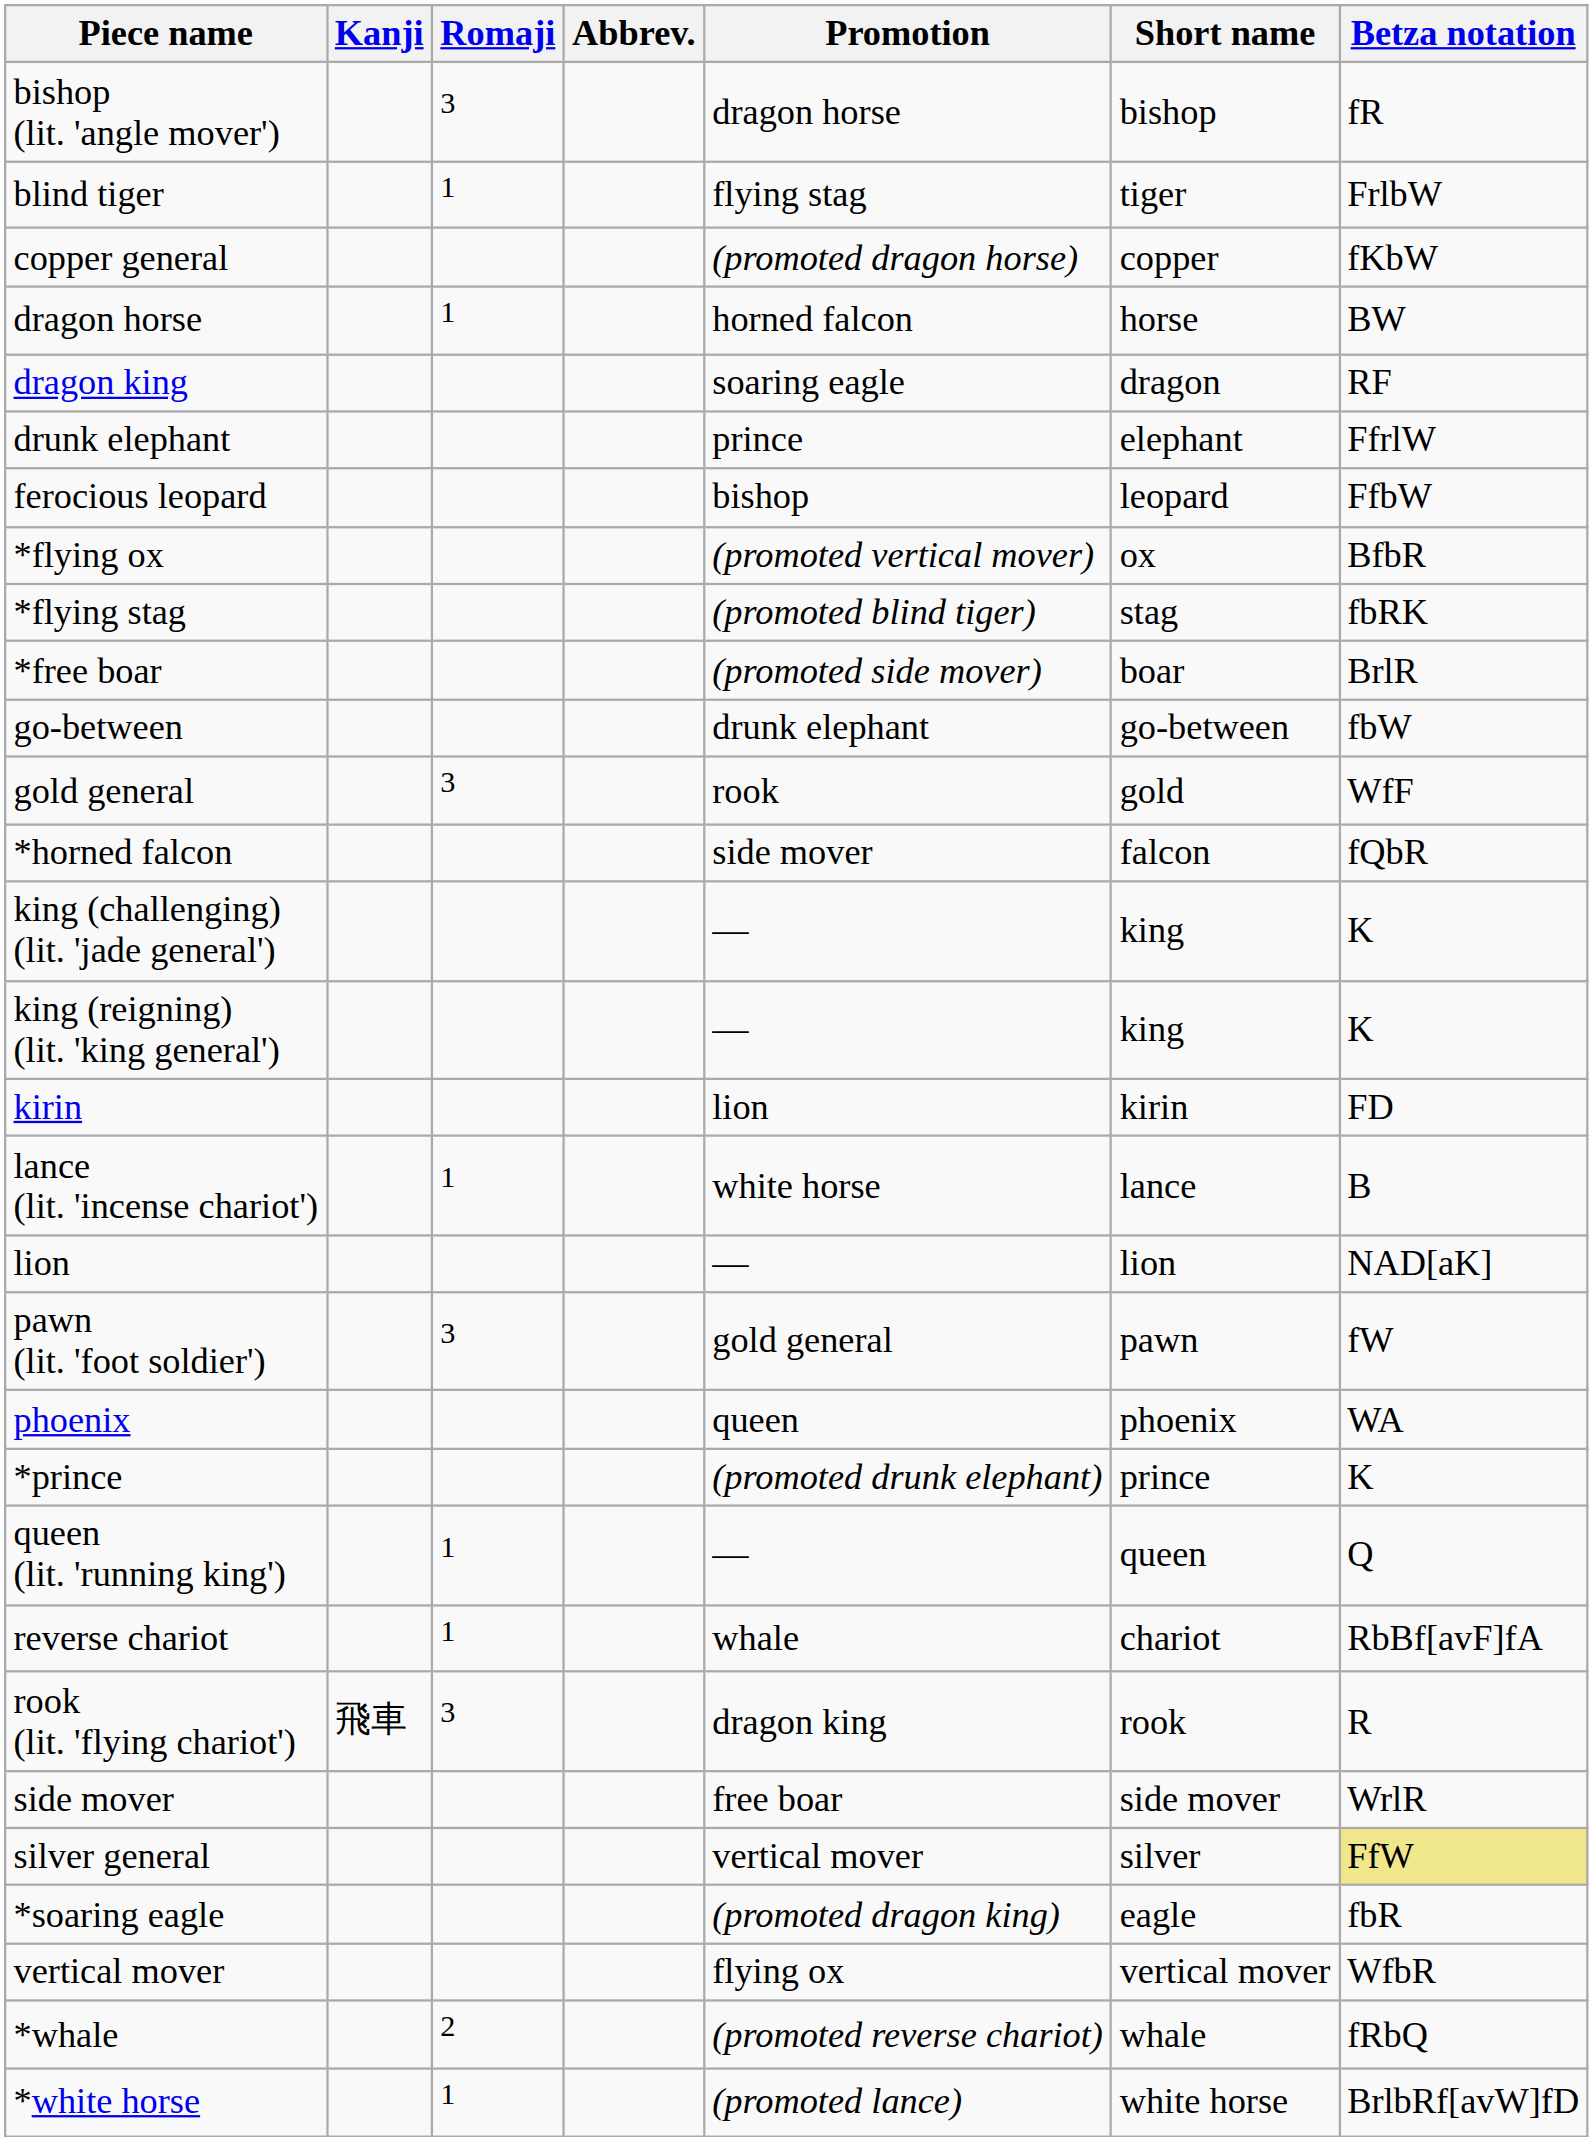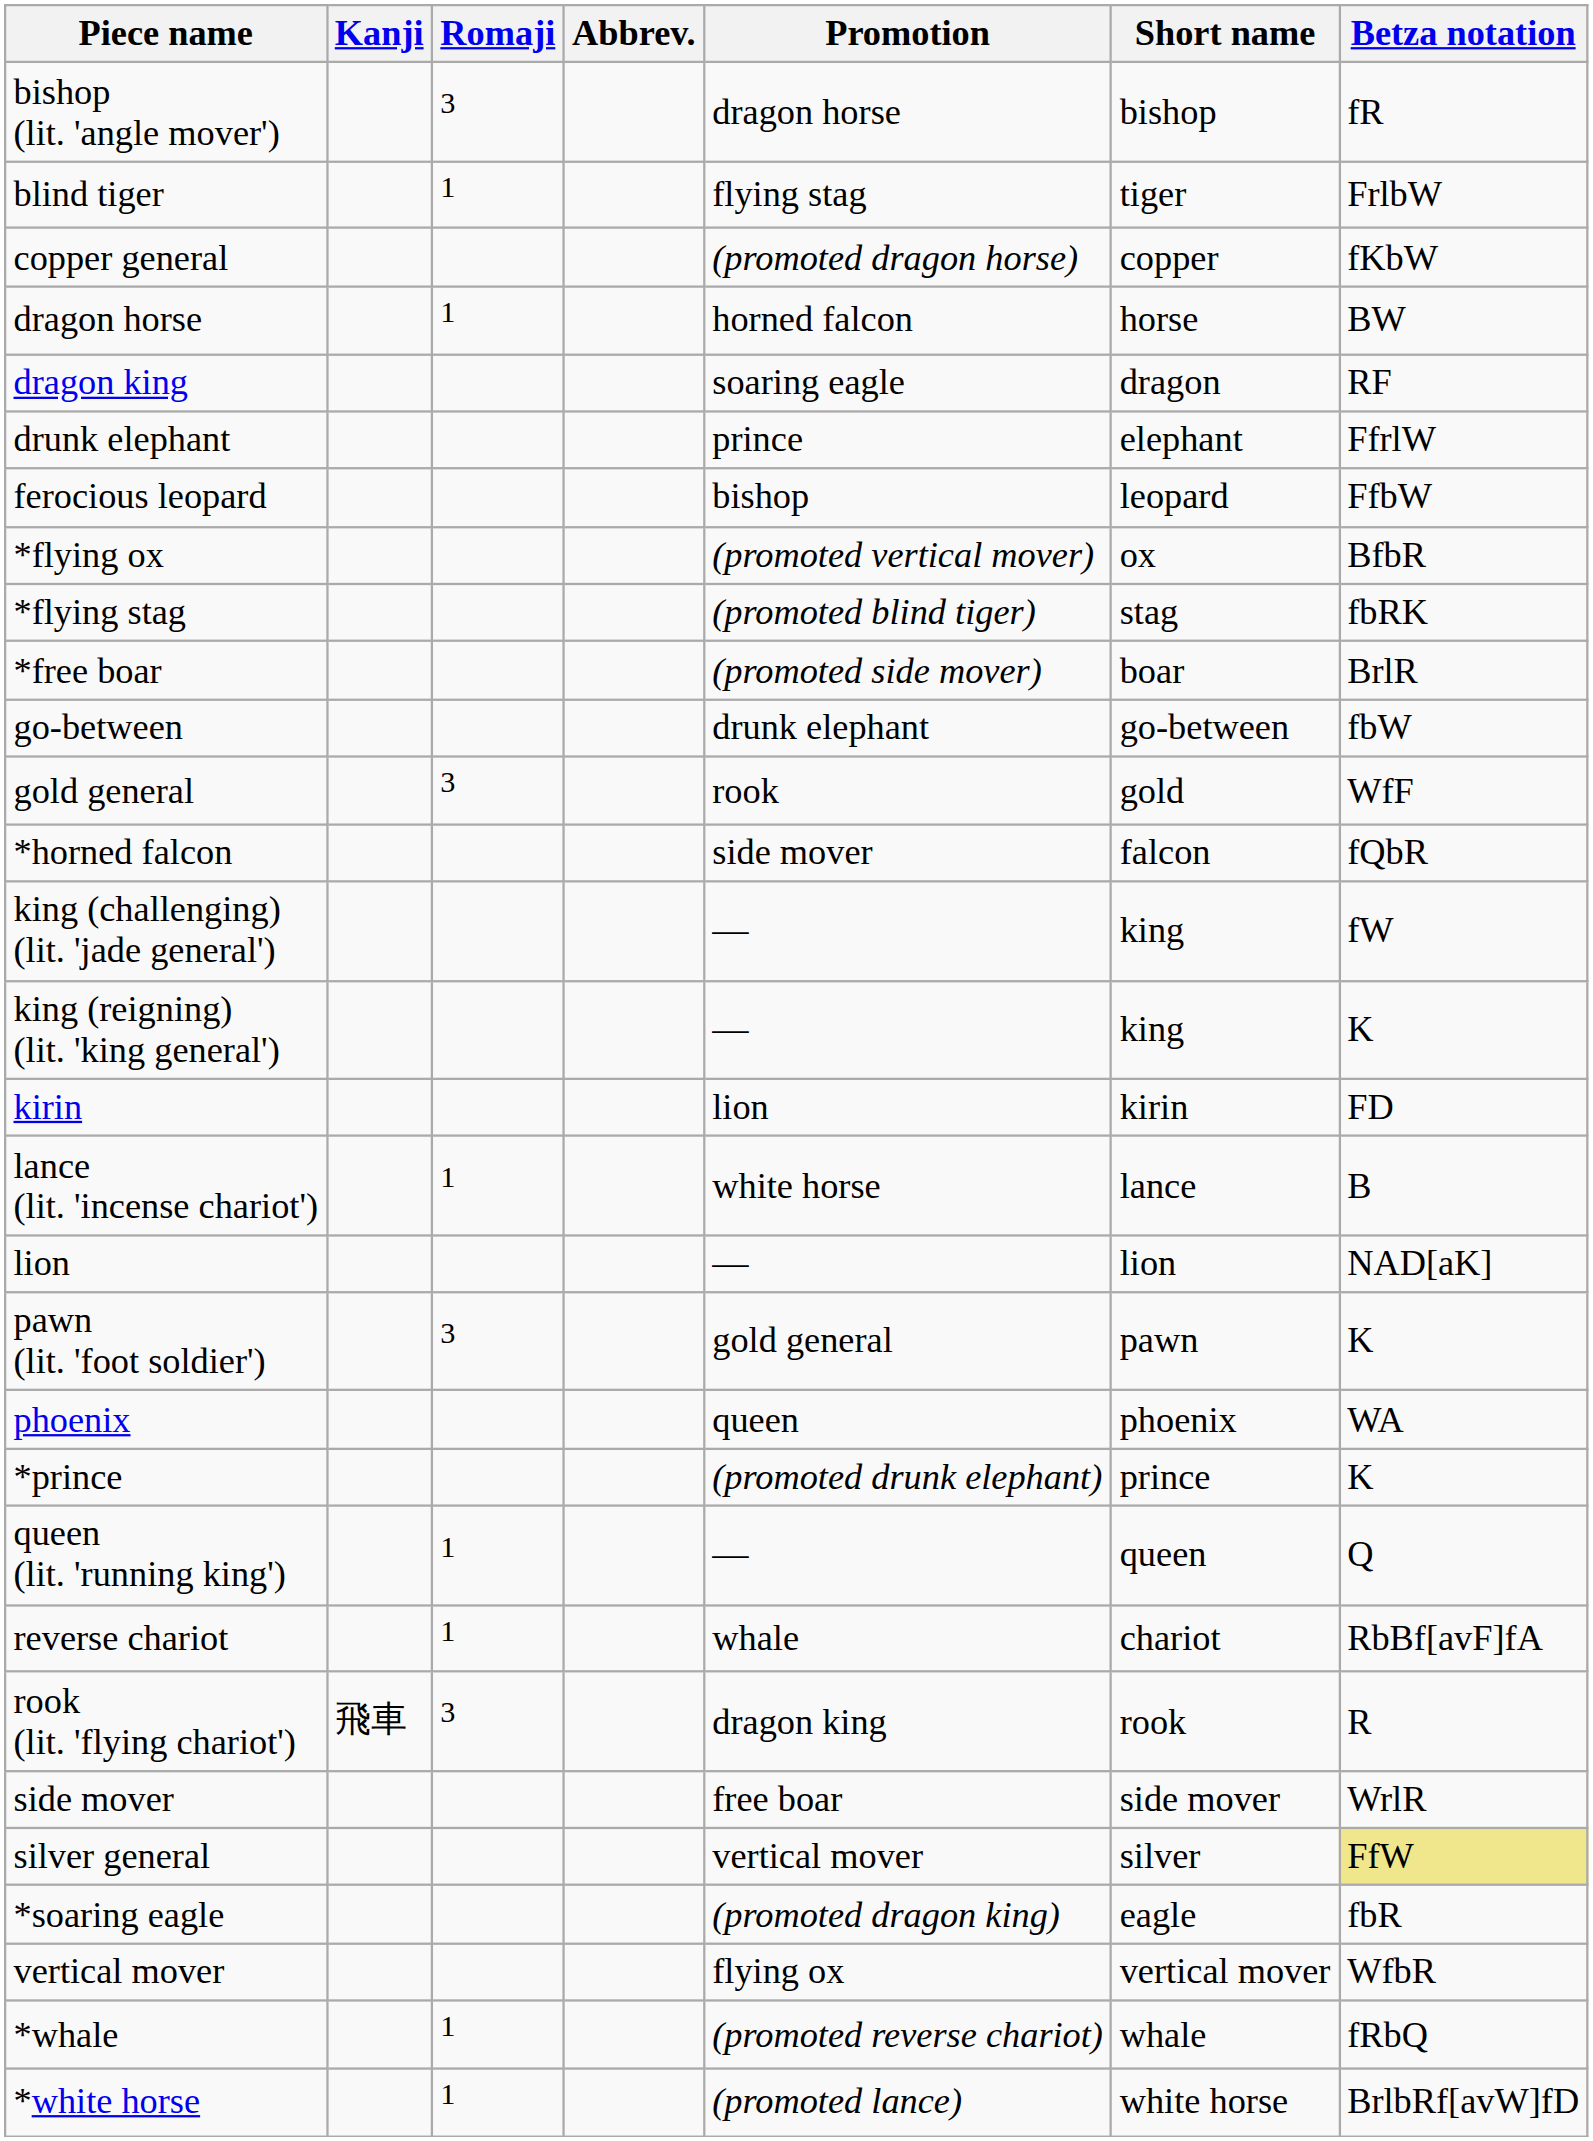(1360, 930) K -> (1370, 930) fW
(1370, 1341) fW -> (1360, 1341) K
(448, 2026) 2 -> (448, 2026) 1
